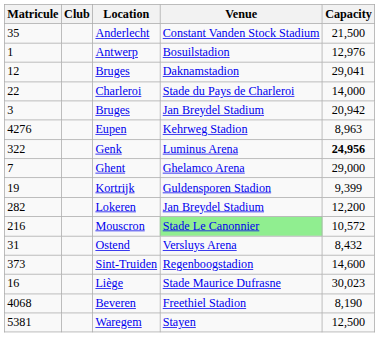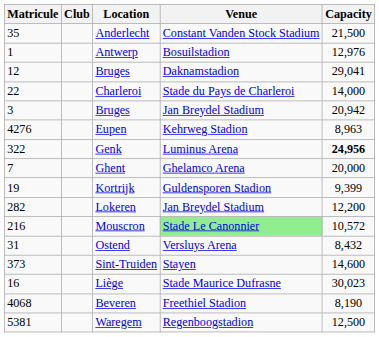(348, 168) 29,000 -> (348, 168) 20,000
(208, 264) Regenboogstadion -> (179, 264) Stayen
(179, 322) Stayen -> (208, 322) Regenboogstadion
